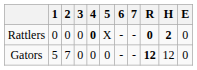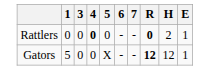- column: (68, 14)
(107, 34) X -> (107, 34) 0
(168, 34) bold -> (168, 34) normal
(185, 34) 0 -> (185, 34) 1
(107, 55) 0 -> (107, 55) X
(185, 55) 0 -> (185, 55) 1
